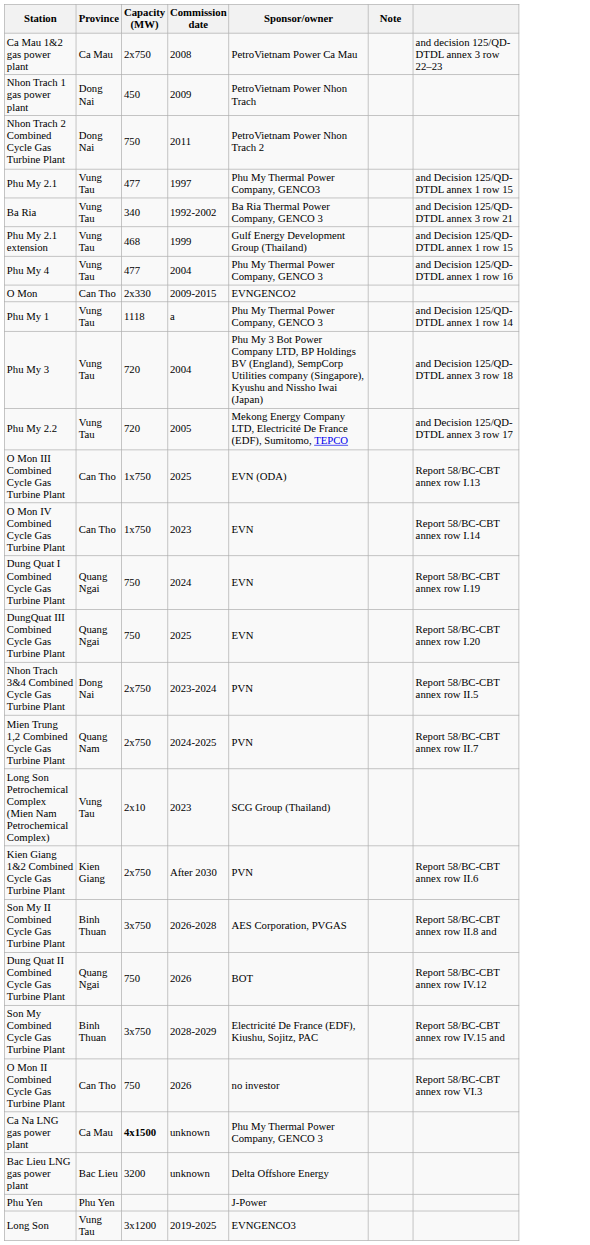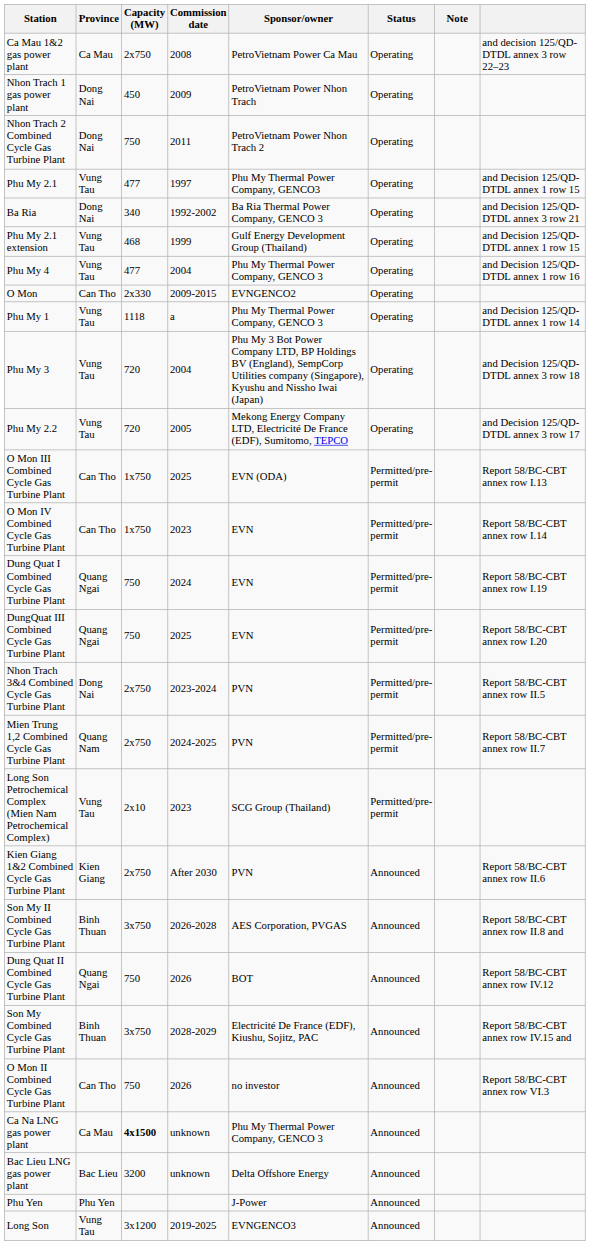+ column: (401, 19)
(90, 212) Vung Tau -> (91, 212) Dong Nai
